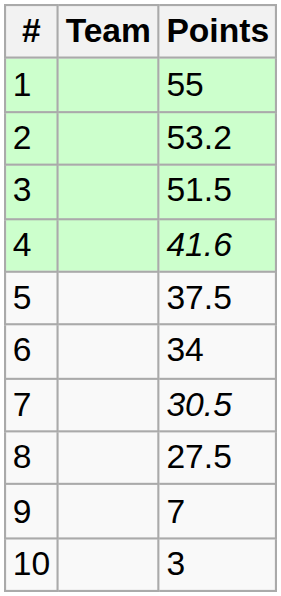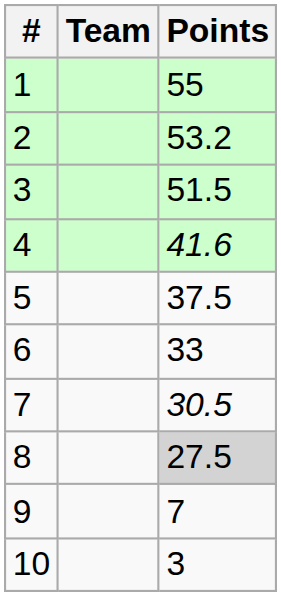(185, 350) 34 -> (185, 350) 33
(199, 457) no background -> (199, 457) lightgrey background
